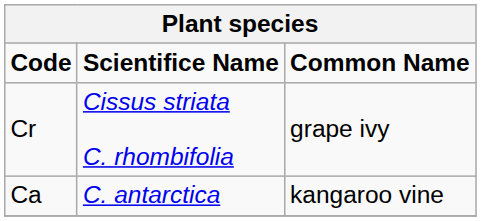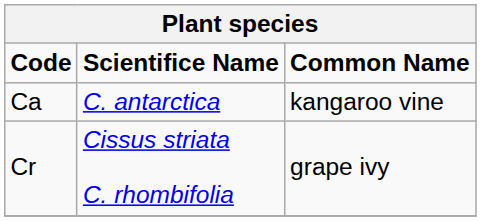rows swapped: (23, 129) <-> (26, 195)
